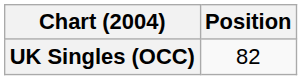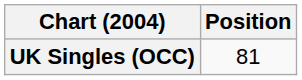(248, 56) 82 -> (248, 56) 81
